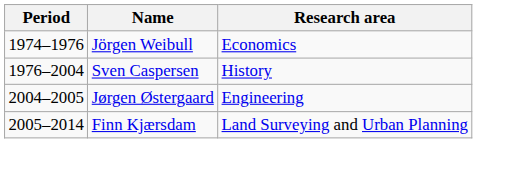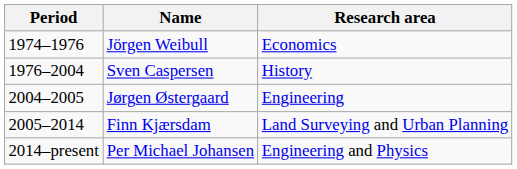+ row: (180, 151)
